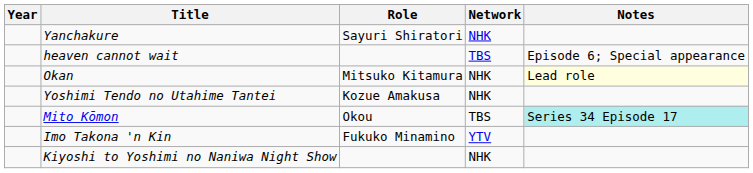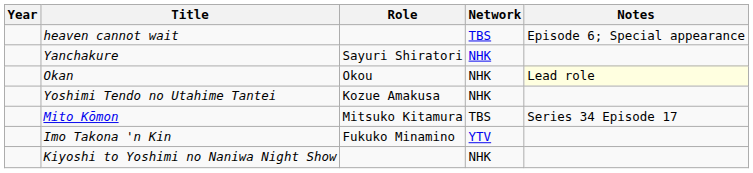rows swapped: (81, 35) <-> (111, 55)
(403, 76) Mitsuko Kitamura -> (357, 76) Okou
(357, 116) Okou -> (403, 116) Mitsuko Kitamura
(602, 116) paleturquoise background -> (602, 116) no background
